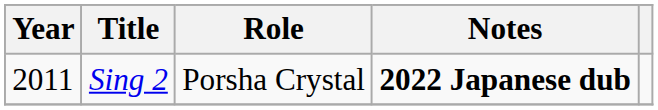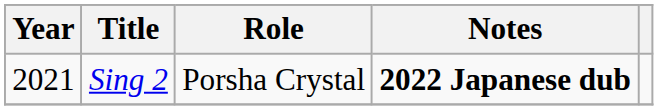(43, 78) 2011 -> (43, 78) 2021
